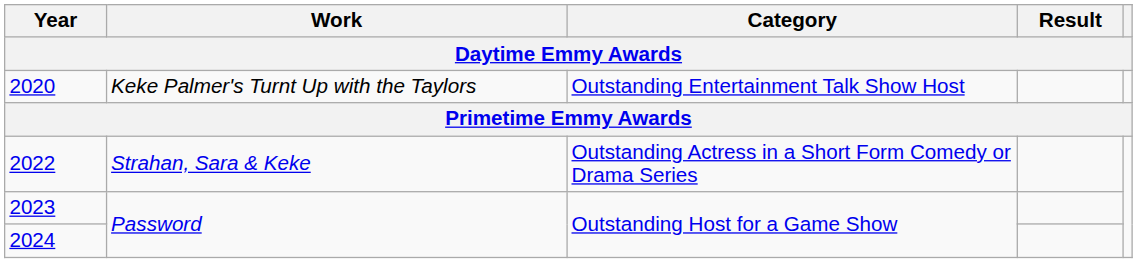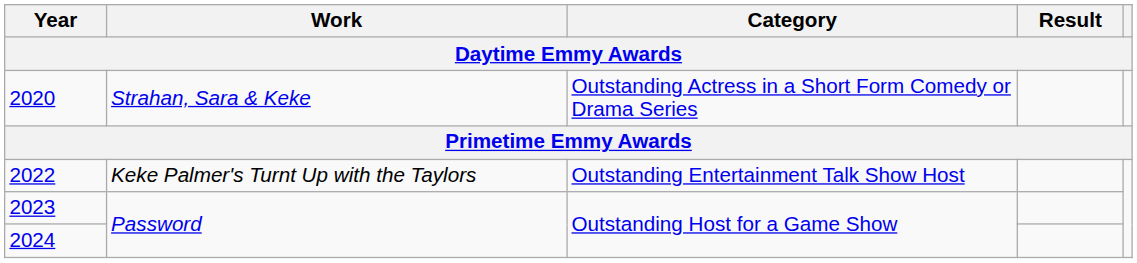(294, 86) Keke Palmer's Turnt Up with the Taylors -> (211, 97) Strahan, Sara & Keke
(768, 86) Outstanding Entertainment Talk Show Host -> (791, 97) Outstanding Actress in a Short Form Comedy or Drama Series
(211, 163) Strahan, Sara & Keke -> (294, 175) Keke Palmer's Turnt Up with the Taylors
(791, 163) Outstanding Actress in a Short Form Comedy or Drama Series -> (768, 175) Outstanding Entertainment Talk Show Host
